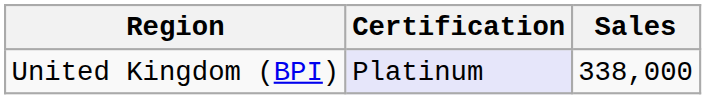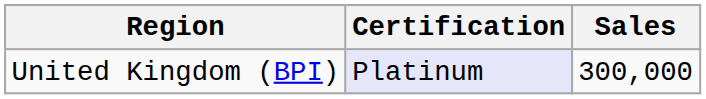(636, 72) 338,000 -> (636, 72) 300,000
